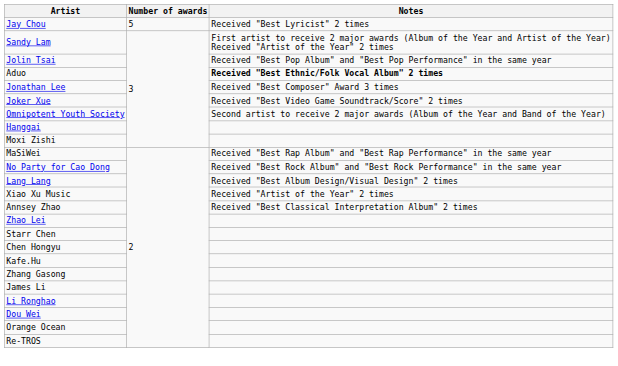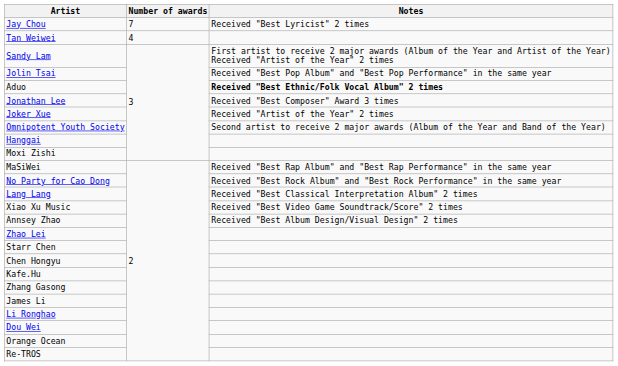(131, 24) 5 -> (131, 24) 7
+ row: (31, 38)
(337, 101) Received "Best Video Game Soundtrack/Score" 2 times -> (303, 114) Received "Artist of the Year" 2 times
(335, 181) Received "Best Album Design/Visual Design" 2 times -> (344, 194) Received "Best Classical Interpretation Album" 2 times
(303, 194) Received "Artist of the Year" 2 times -> (337, 207) Received "Best Video Game Soundtrack/Score" 2 times
(344, 207) Received "Best Classical Interpretation Album" 2 times -> (335, 221) Received "Best Album Design/Visual Design" 2 times
